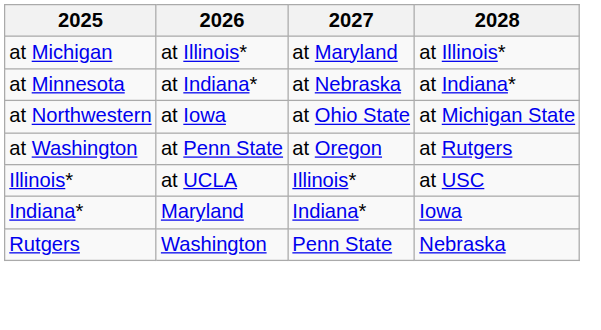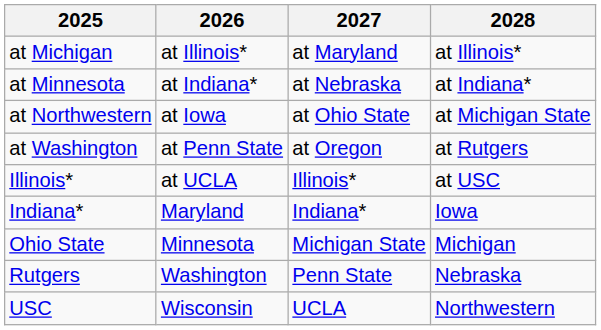+ row: (57, 244)
+ row: (31, 308)
